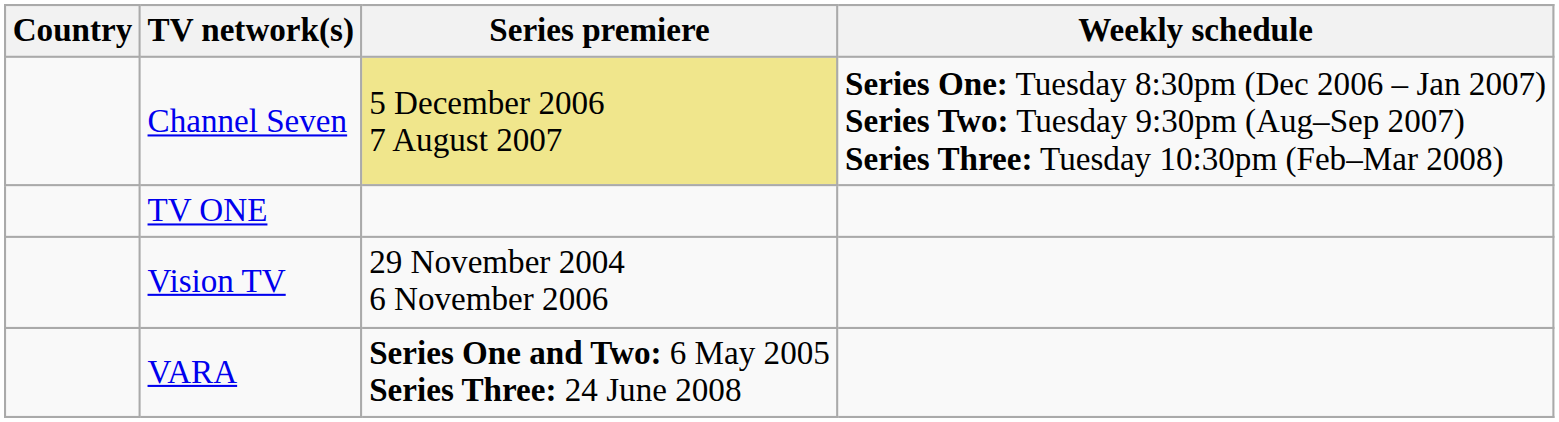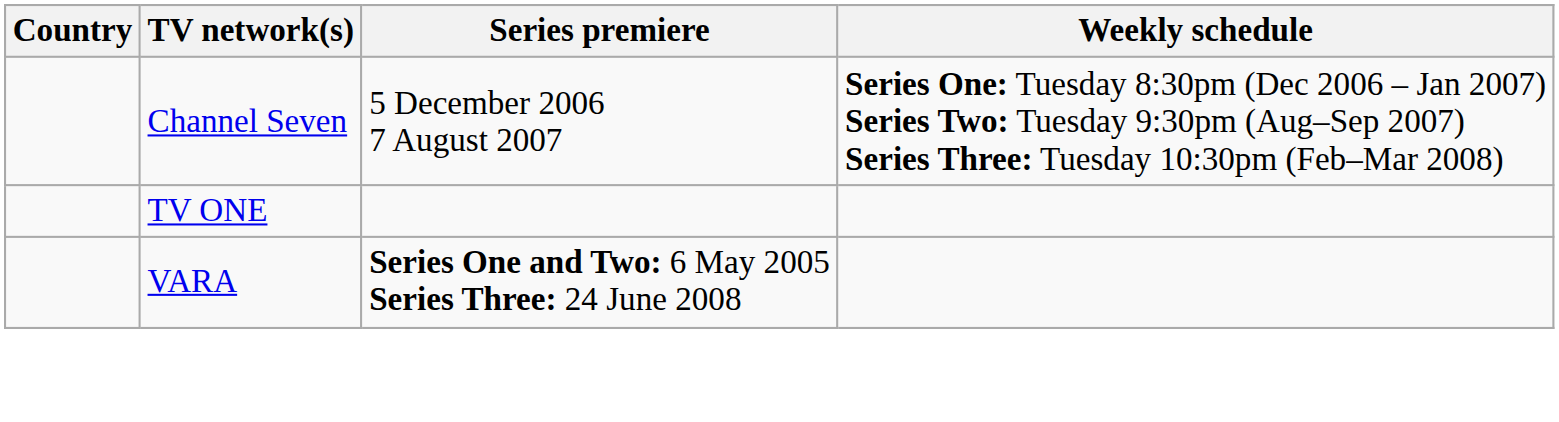(487, 120) khaki background -> (487, 120) no background
- row: (217, 281)
